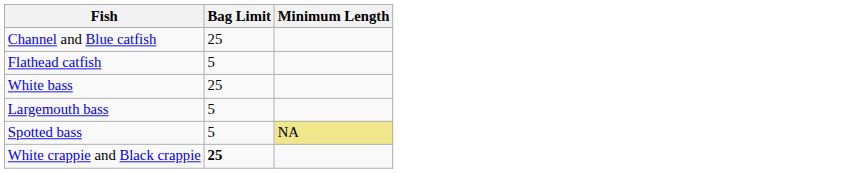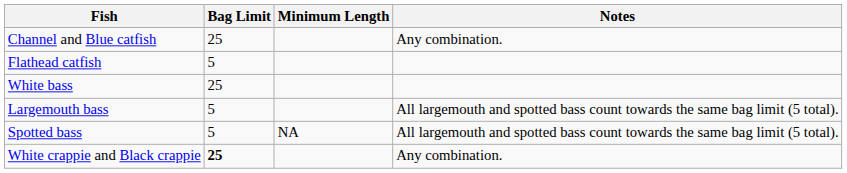+ column: (617, 16)
(288, 132) khaki background -> (288, 132) no background
